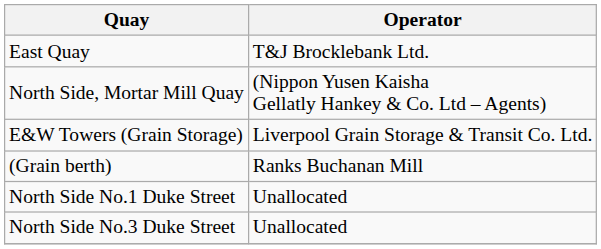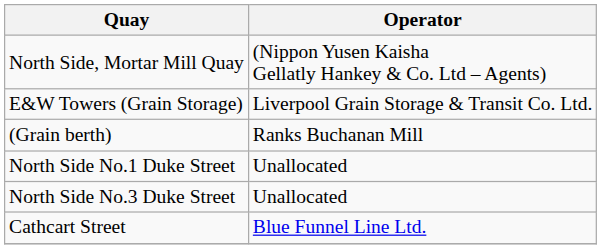- row: (49, 50)
+ row: (67, 227)
